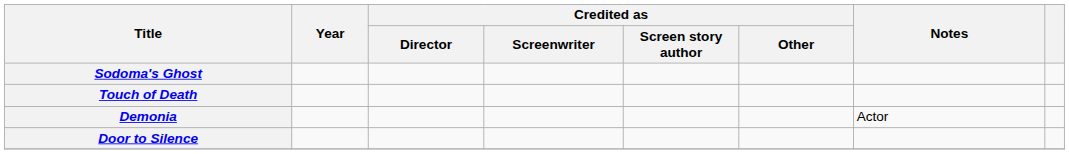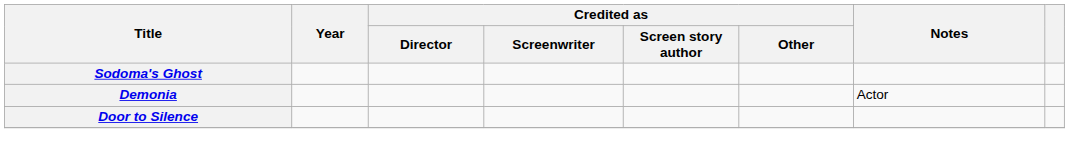- row: (148, 95)
